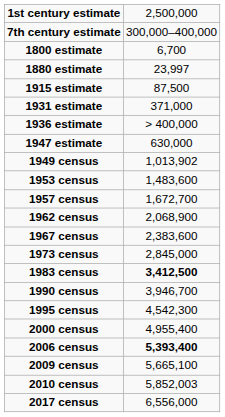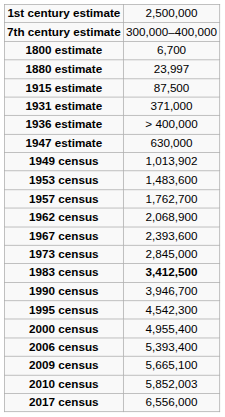(172, 198) 1,672,700 -> (172, 198) 1,762,700
(172, 236) 2,383,600 -> (172, 236) 2,393,600
(172, 347) bold -> (172, 347) normal
